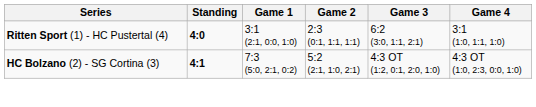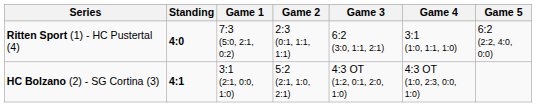+ column: (503, 12)
(271, 35) 3:1 (2:1, 0:0, 1:0) -> (236, 41) 7:3 (5:0, 2:1, 0:2)
(271, 64) 7:3 (5:0, 2:1, 0:2) -> (236, 82) 3:1 (2:1, 0:0, 1:0)
